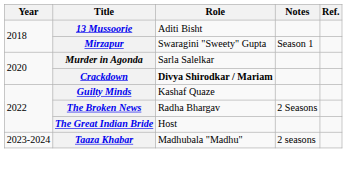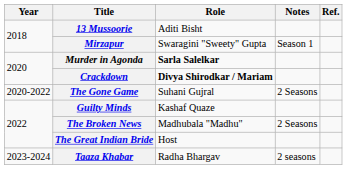(186, 60) normal -> (189, 60) bold
+ row: (104, 92)
(189, 108) Radha Bhargav -> (200, 124) Madhubala "Madhu"
(200, 140) Madhubala "Madhu" -> (189, 156) Radha Bhargav
